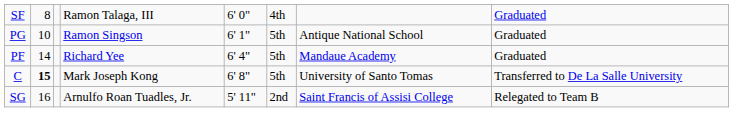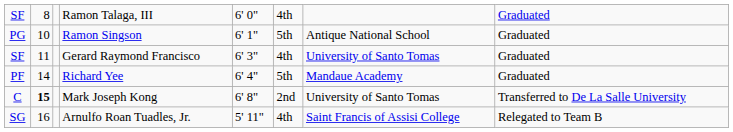+ row: (17, 56)
(277, 76) 5th -> (286, 97) 2nd
(279, 97) 2nd -> (285, 117) 4th
